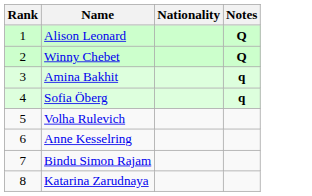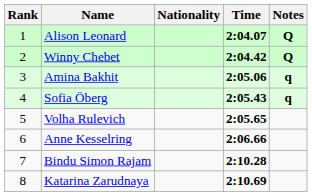+ column: (246, 14)
